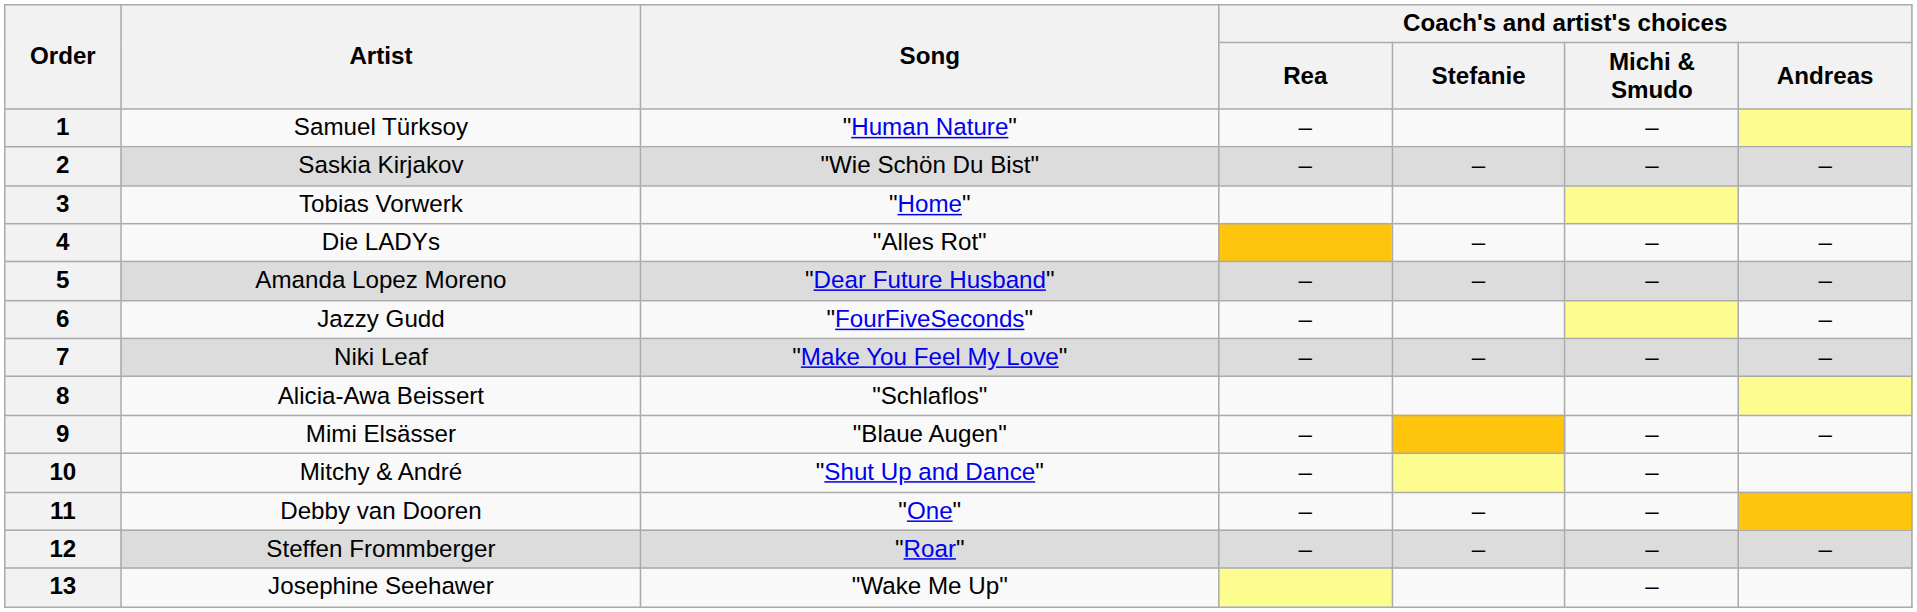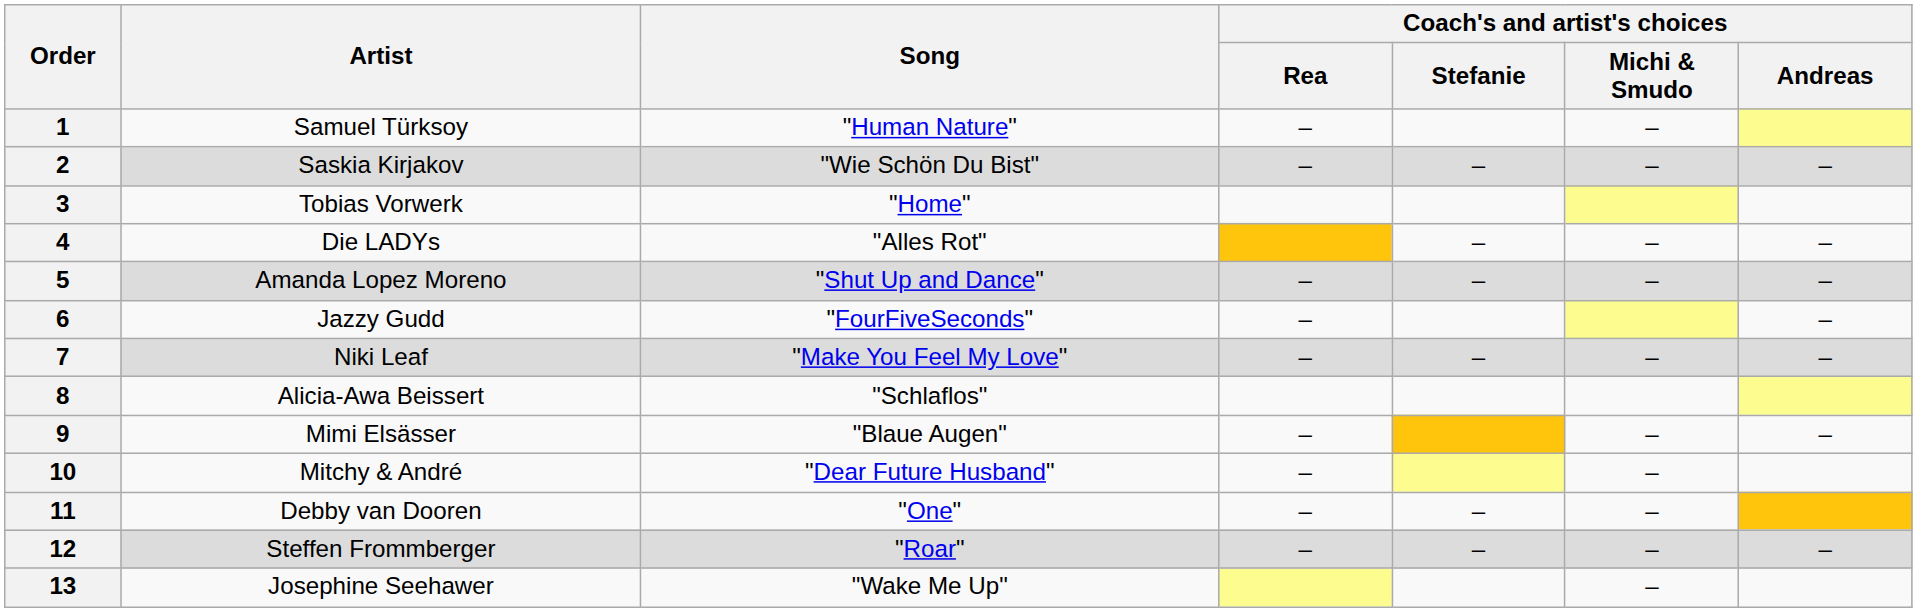(930, 280) "Dear Future Husband" -> (930, 280) "Shut Up and Dance"
(930, 472) "Shut Up and Dance" -> (930, 472) "Dear Future Husband"
